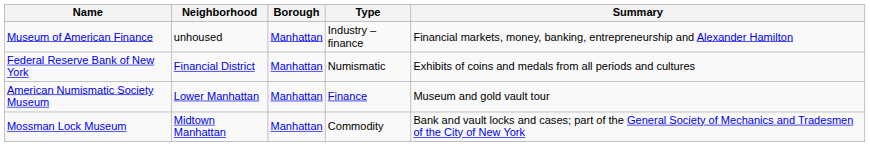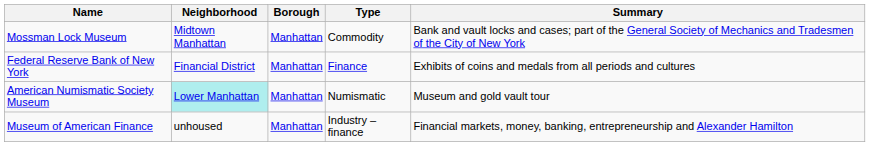rows swapped: (80, 36) <-> (67, 126)
(357, 66) Numismatic -> (347, 66) Finance
(216, 96) no background -> (216, 96) paleturquoise background
(347, 96) Finance -> (357, 96) Numismatic
